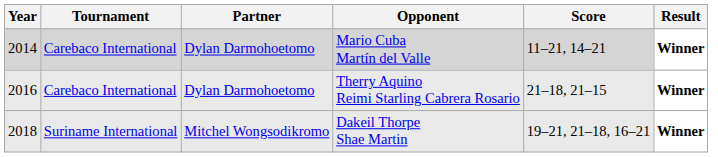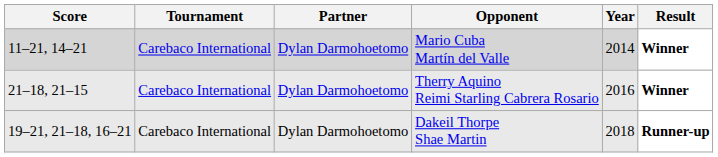columns swapped: (22, 16) <-> (588, 16)
(111, 131) Suriname International -> (205, 131) Carebaco International
(257, 131) Mitchel Wongsodikromo -> (343, 131) Dylan Darmohoetomo
(681, 131) Winner -> (676, 131) Runner-up
